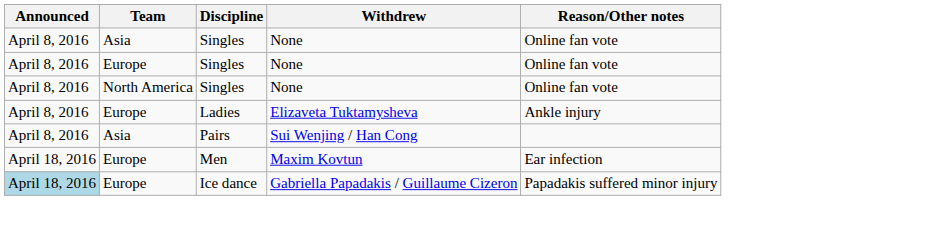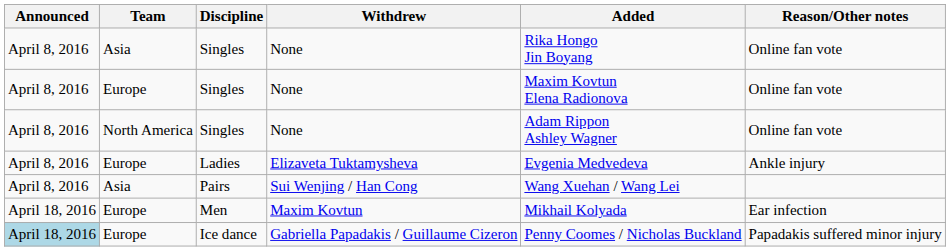+ column: (633, 16)
